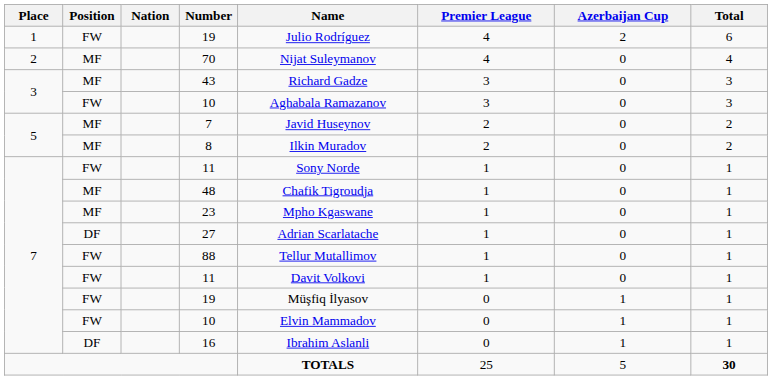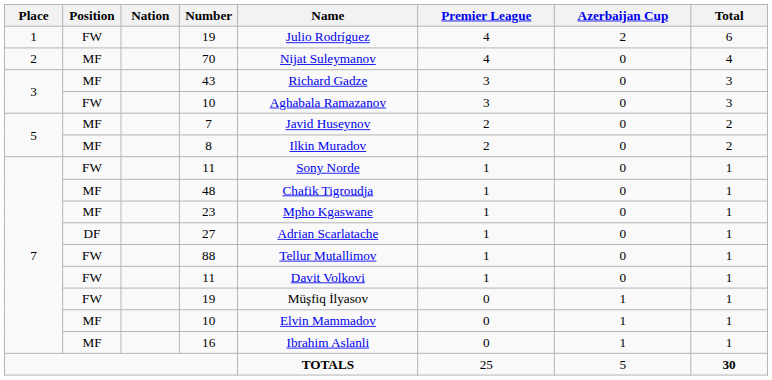(92, 320) FW -> (92, 320) MF
(92, 342) DF -> (92, 342) MF
